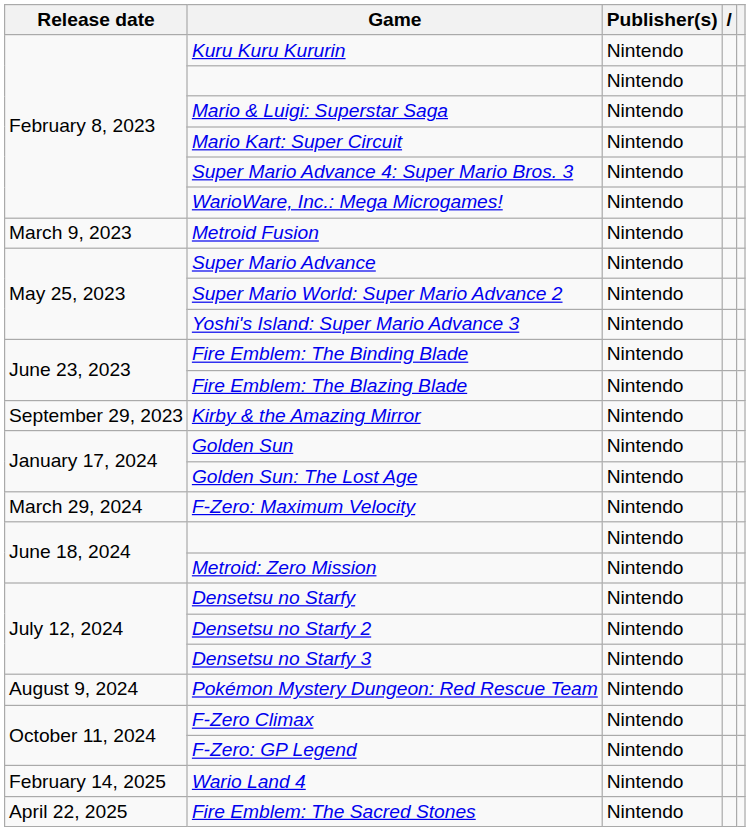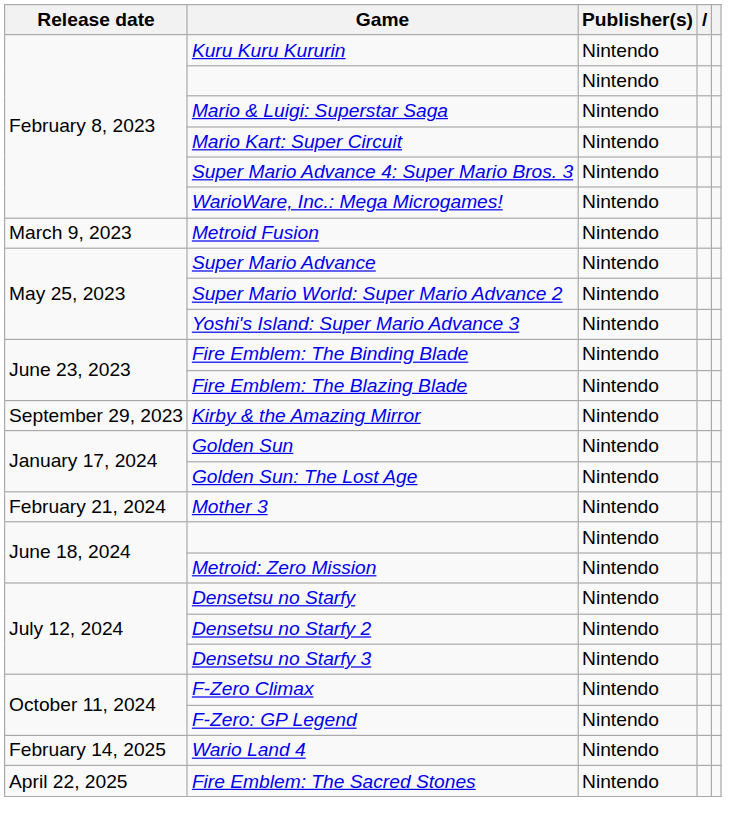+ row: (87, 506)
- row: (76, 506)
- row: (74, 689)
